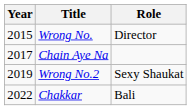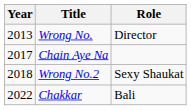(20, 34) 2015 -> (20, 34) 2013
(20, 74) 2019 -> (20, 74) 2018
